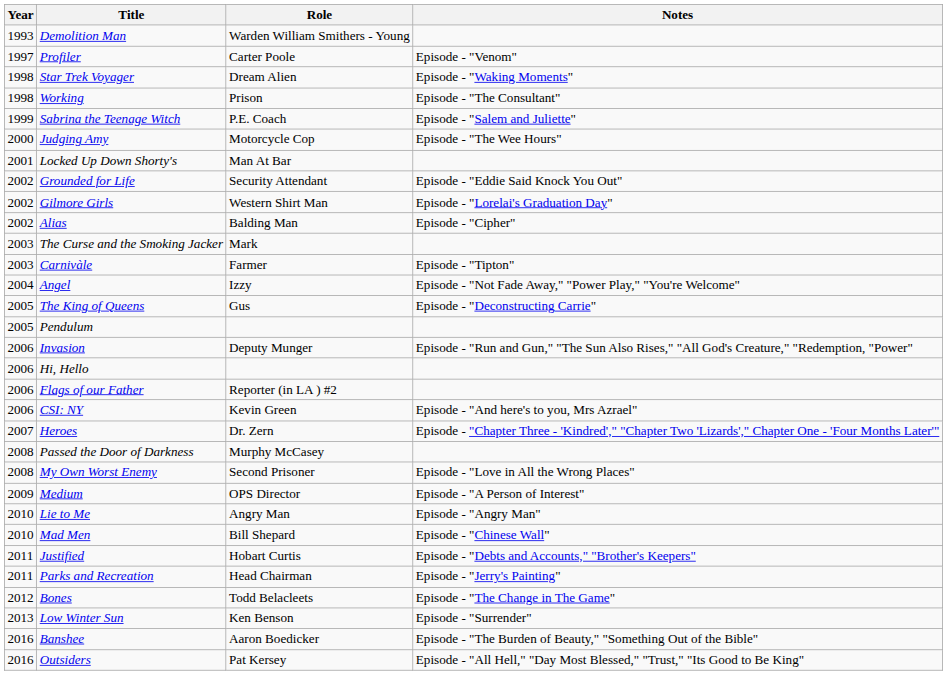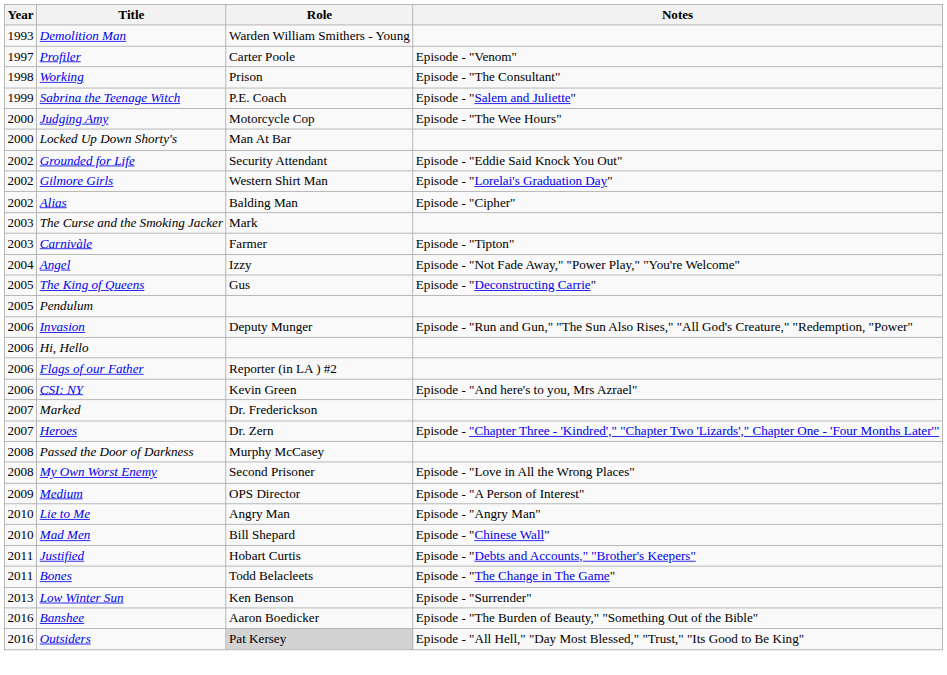- row: (87, 77)
(21, 160) 2001 -> (21, 139) 2000
+ row: (60, 410)
- row: (97, 576)
(21, 597) 2012 -> (20, 576) 2011
(258, 659) no background -> (258, 639) lightgrey background
